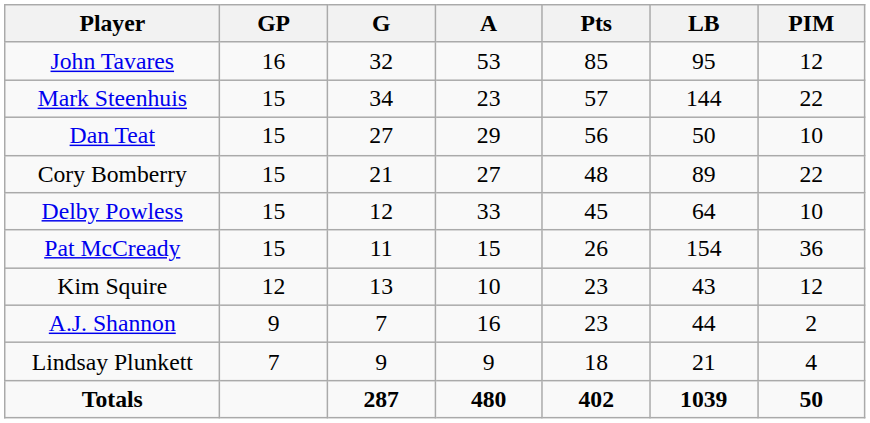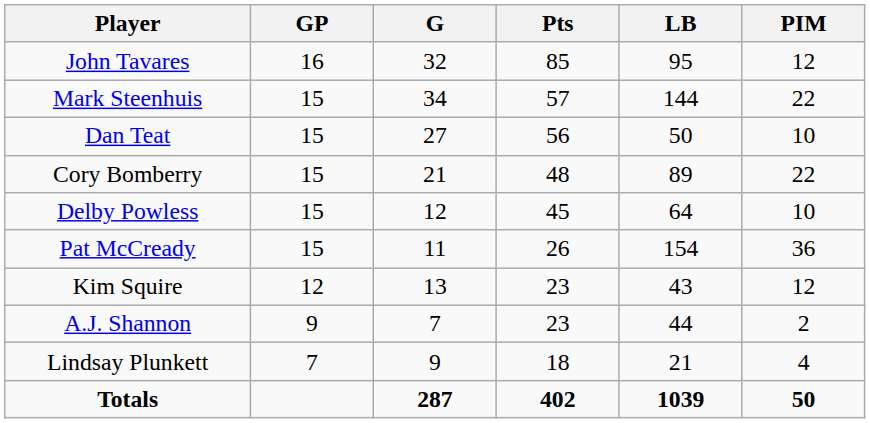- column: (489, 23)
